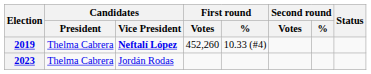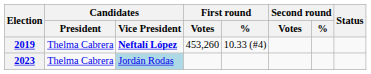(202, 45) 452,260 -> (202, 45) 453,260
(146, 61) no background -> (146, 61) lightblue background
